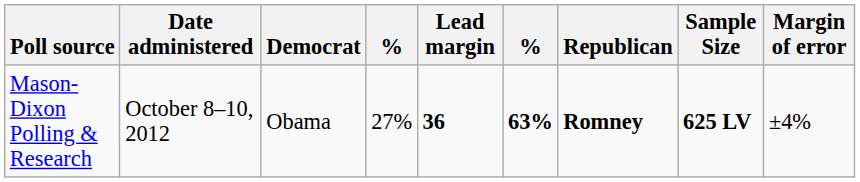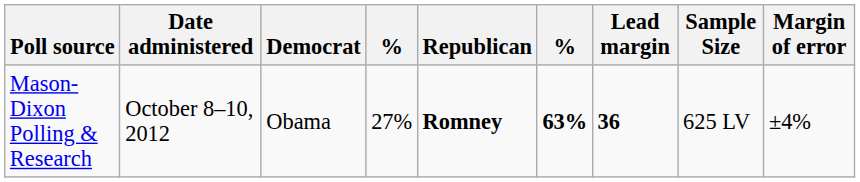columns swapped: (618, 47) <-> (460, 34)
(717, 120) bold -> (717, 120) normal
